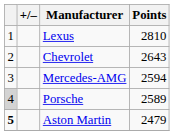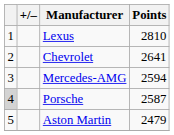(154, 57) 2643 -> (154, 57) 2641
(154, 99) 2589 -> (154, 99) 2587
(11, 120) bold -> (11, 120) normal
